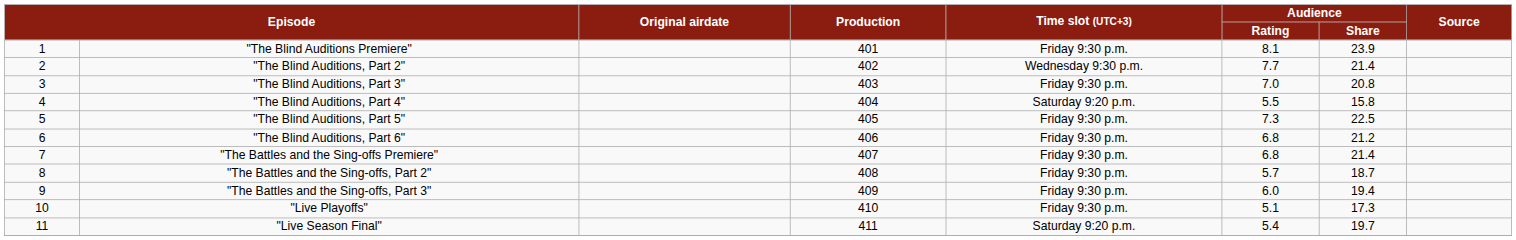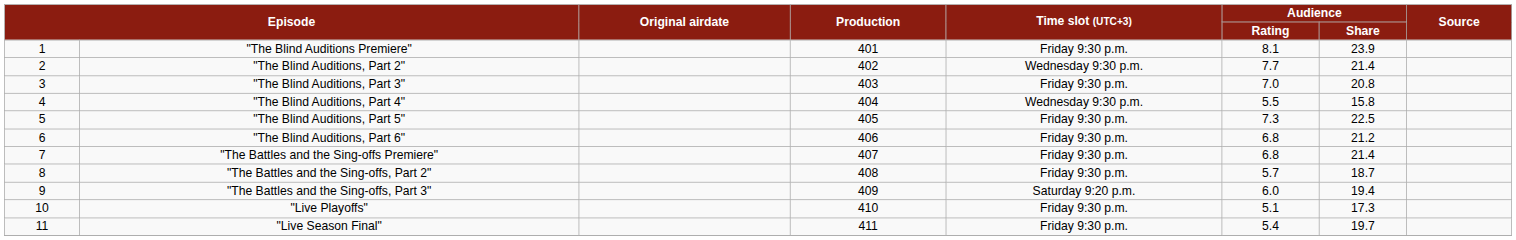(1084, 102) Saturday 9:20 p.m. -> (1084, 102) Wednesday 9:30 p.m.
(1084, 191) Friday 9:30 p.m. -> (1084, 191) Saturday 9:20 p.m.
(1084, 226) Saturday 9:20 p.m. -> (1084, 226) Friday 9:30 p.m.
